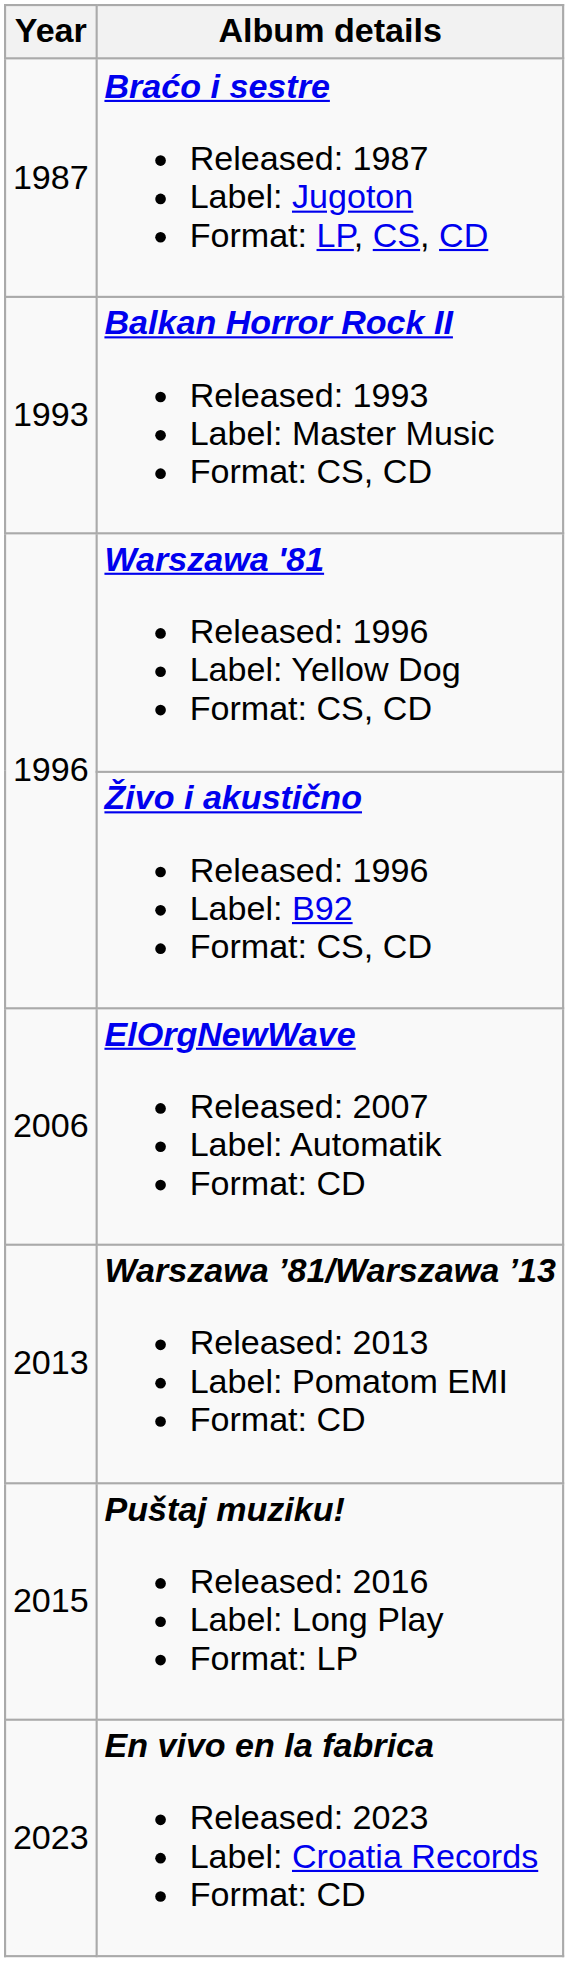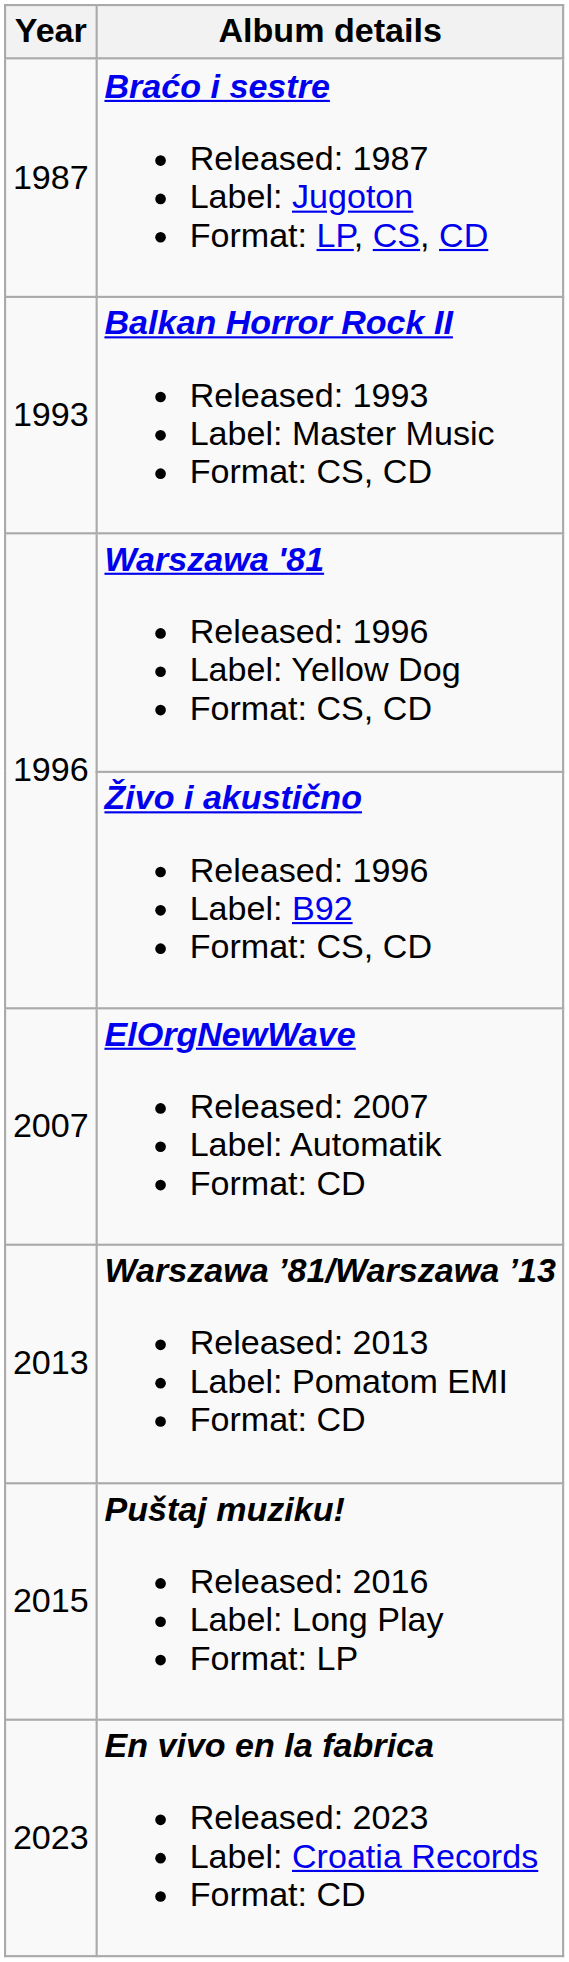(51, 1126) 2006 -> (51, 1126) 2007
